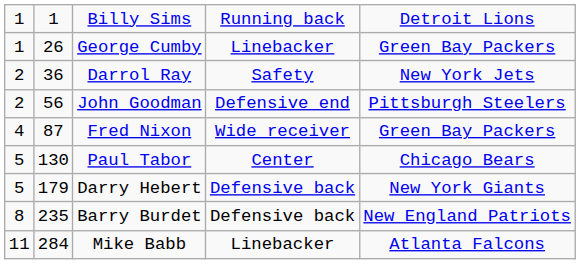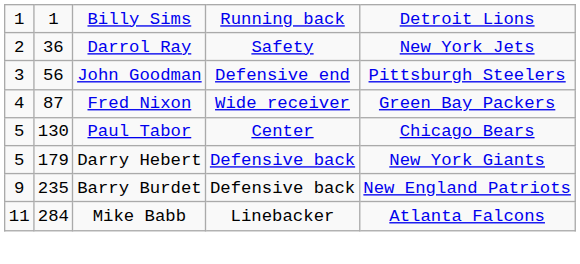- row: (139, 47)
(19, 103) 2 -> (19, 75) 3
(19, 216) 8 -> (19, 188) 9
